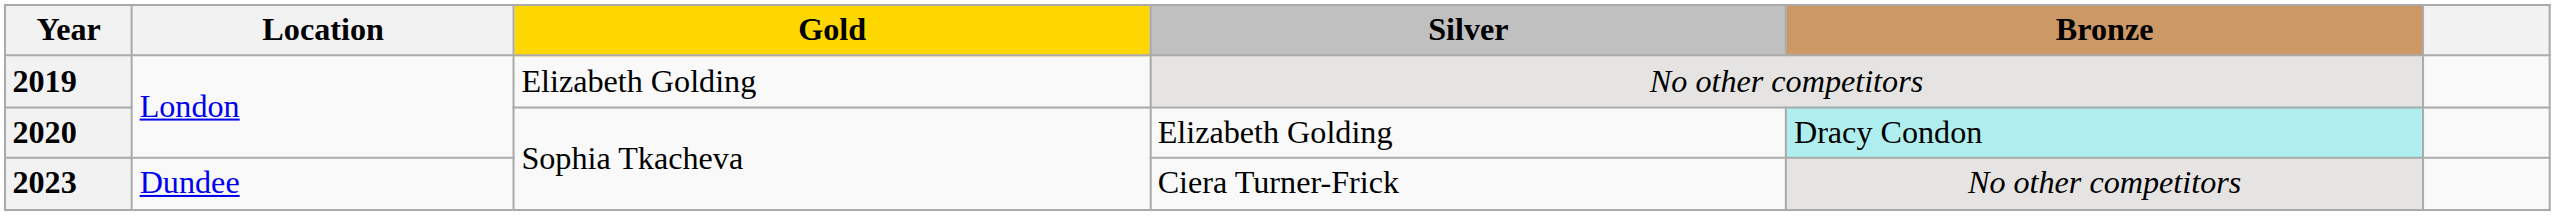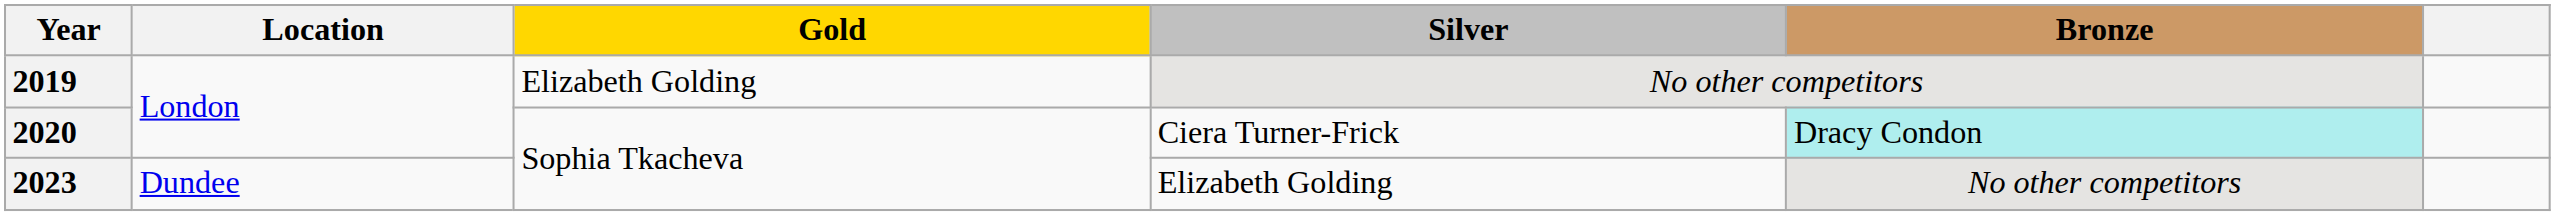(1275, 132) Elizabeth Golding -> (1278, 132) Ciera Turner-Frick
(1278, 183) Ciera Turner-Frick -> (1275, 183) Elizabeth Golding
